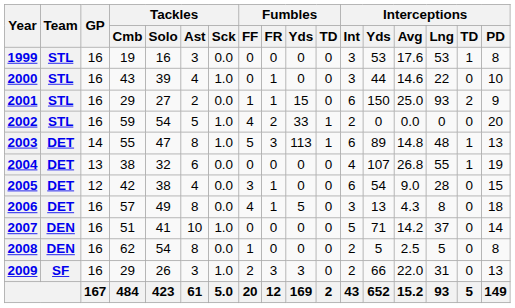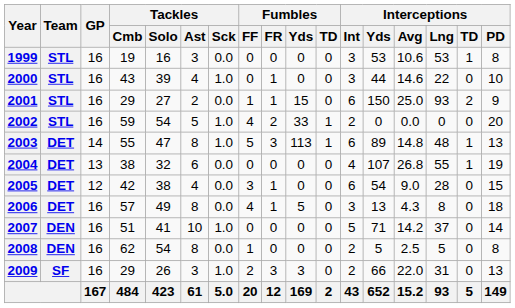(410, 57) 17.6 -> (410, 57) 10.6
